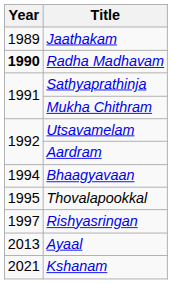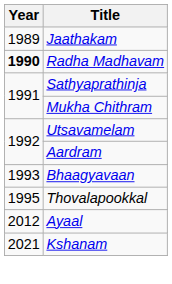(24, 175) 1994 -> (24, 175) 1993
- row: (92, 221)
(24, 244) 2013 -> (24, 221) 2012
